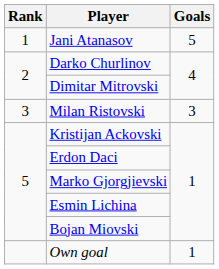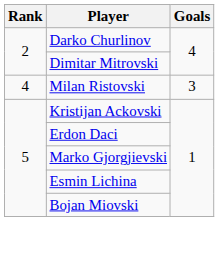- row: (91, 39)
(25, 110) 3 -> (25, 87) 4
- row: (79, 252)
